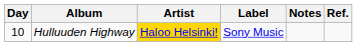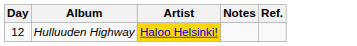- column: (253, 13)
(18, 32) 10 -> (18, 32) 12
